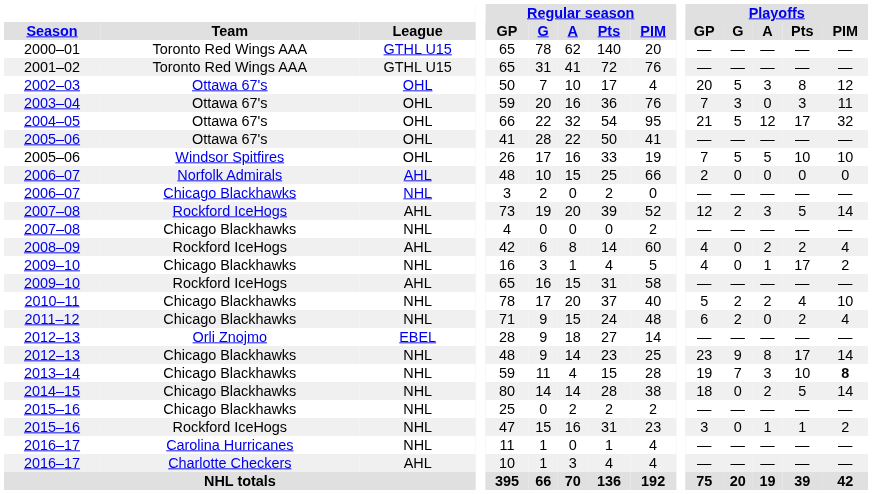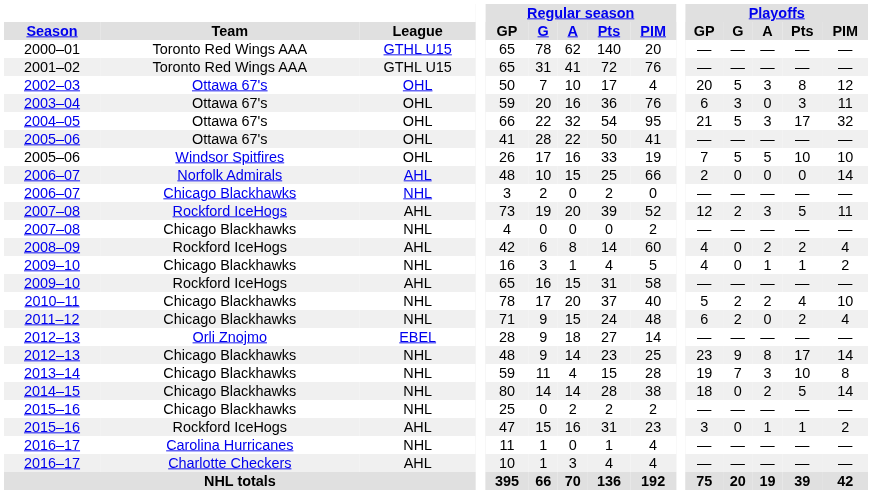(704, 103) 7 -> (704, 103) 6
(767, 121) 12 -> (767, 121) 3
(845, 175) 0 -> (845, 175) 14
(845, 211) 14 -> (845, 211) 11
(802, 265) 17 -> (802, 265) 1
(845, 373) bold -> (845, 373) normal
(418, 427) NHL -> (418, 427) AHL
